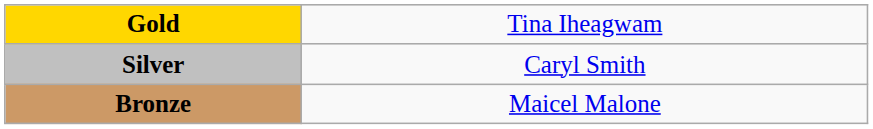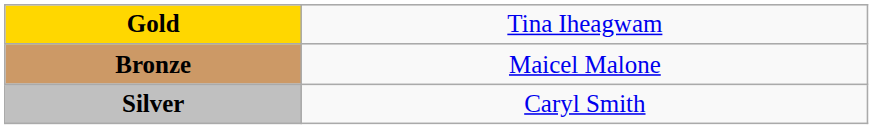rows swapped: (153, 63) <-> (153, 103)
